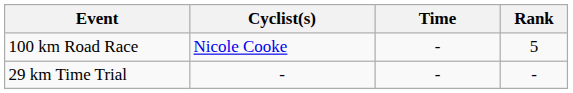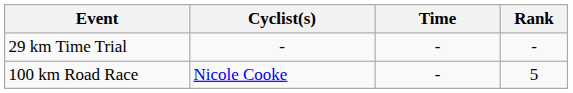rows swapped: (68, 74) <-> (73, 46)
